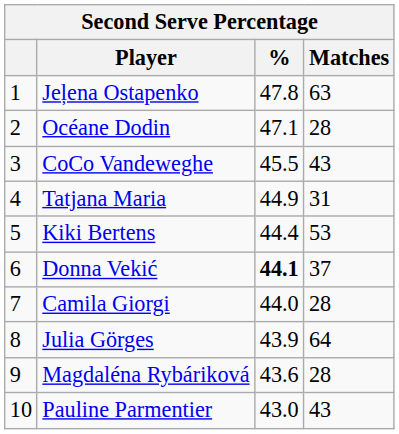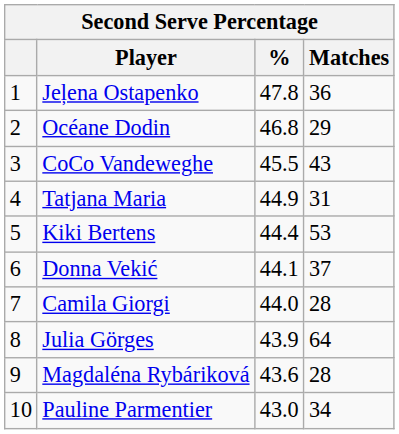(320, 92) 63 -> (320, 92) 36
(279, 127) 47.1 -> (279, 127) 46.8
(320, 127) 28 -> (320, 127) 29
(279, 269) bold -> (279, 269) normal
(320, 410) 43 -> (320, 410) 34
